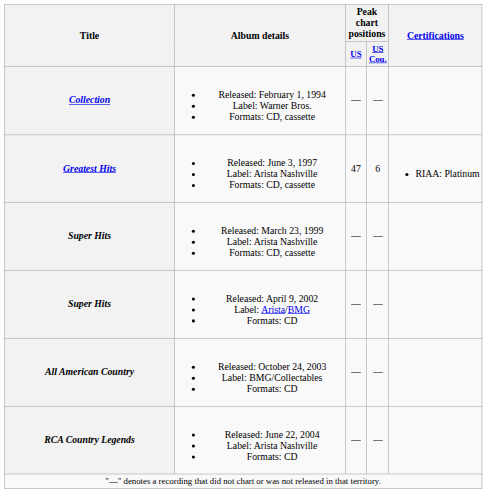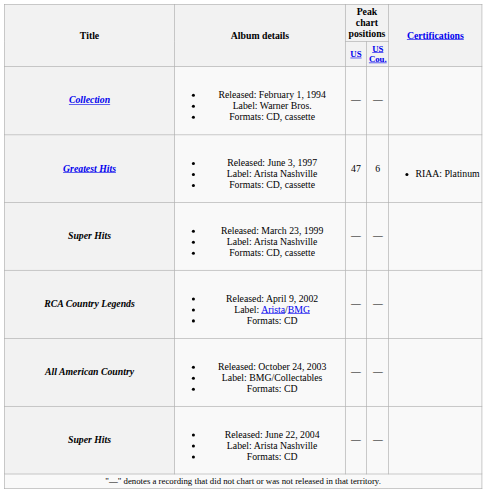(90, 304) Super Hits -> (90, 304) RCA Country Legends
(90, 440) RCA Country Legends -> (90, 440) Super Hits
